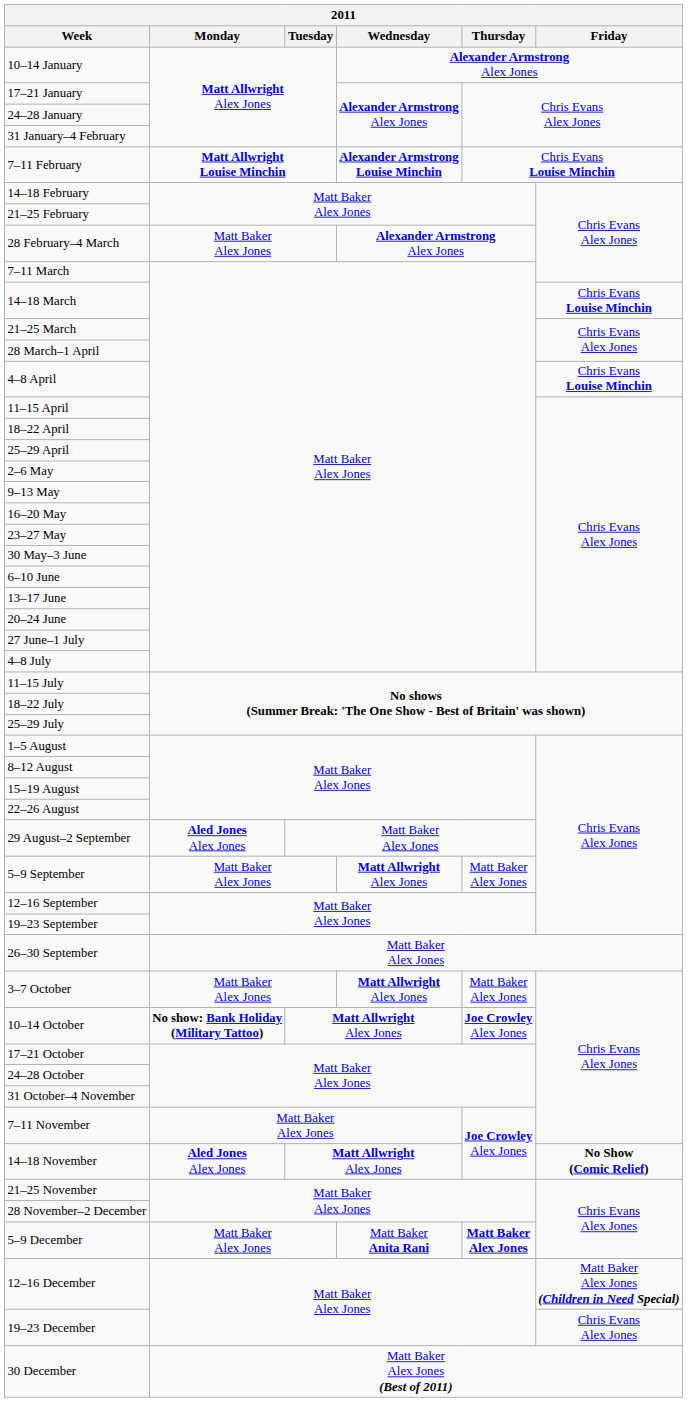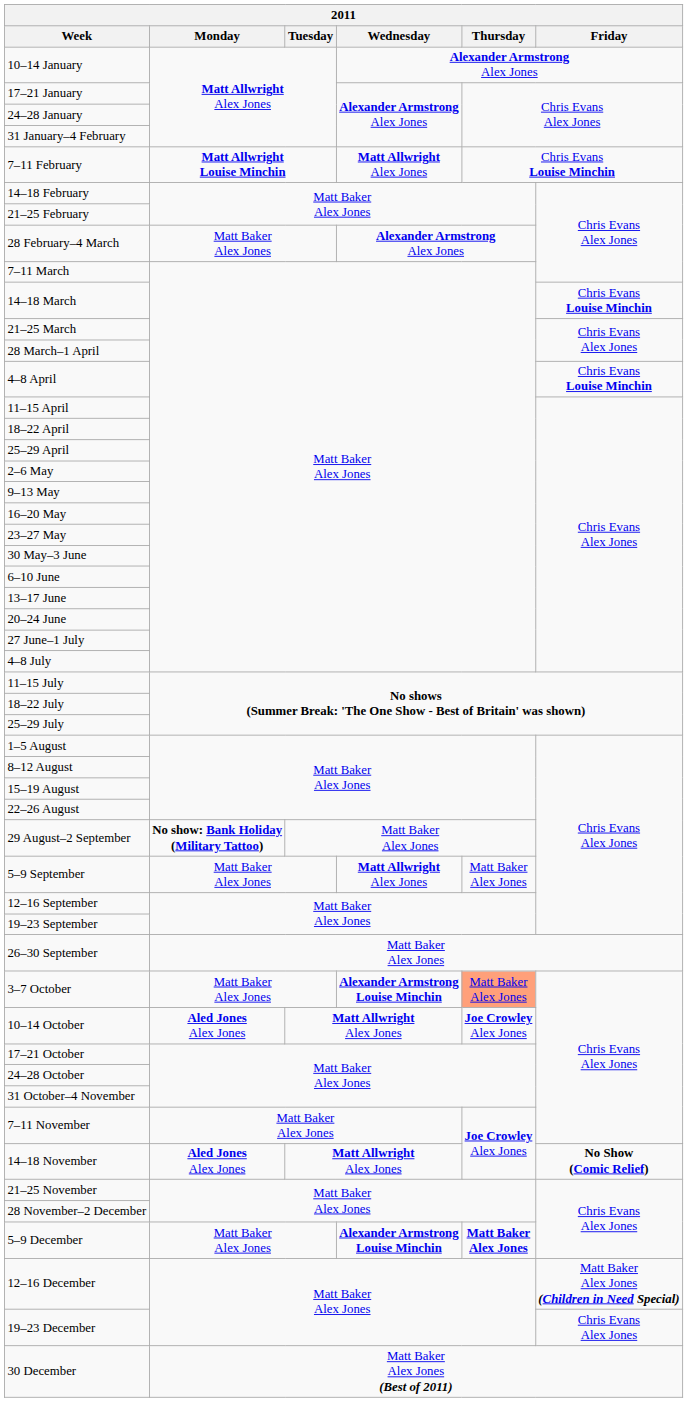(399, 164) Alexander Armstrong Louise Minchin -> (399, 164) Matt Allwright Alex Jones
(217, 838) Aled Jones Alex Jones -> (217, 838) No show: Bank Holiday (Military Tattoo)
(399, 989) Matt Allwright Alex Jones -> (399, 989) Alexander Armstrong Louise Minchin
(498, 989) no background -> (498, 989) lightsalmon background
(217, 1025) No show: Bank Holiday (Military Tattoo) -> (217, 1025) Aled Jones Alex Jones
(399, 1240) Matt Baker Anita Rani -> (399, 1240) Alexander Armstrong Louise Minchin
